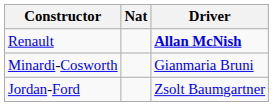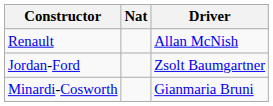(198, 41) bold -> (196, 41) normal
rows swapped: (44, 89) <-> (63, 65)
